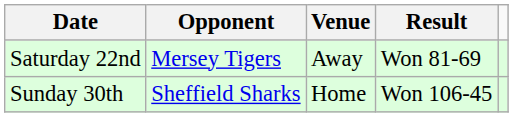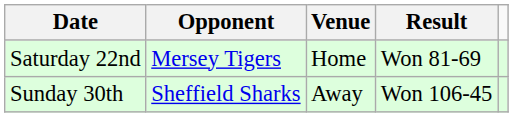(337, 58) Away -> (339, 58) Home
(339, 93) Home -> (337, 93) Away
